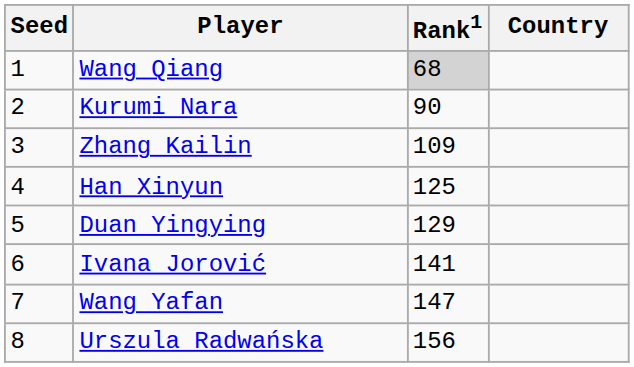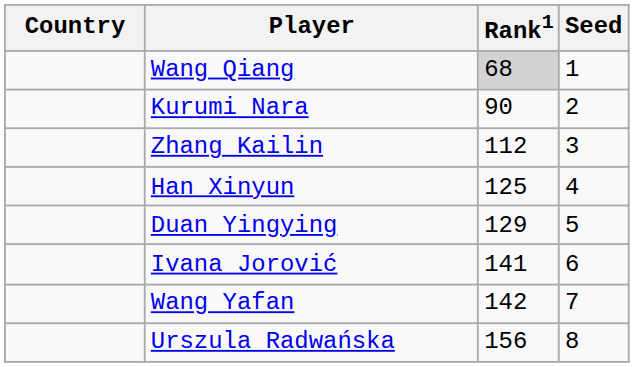columns swapped: (558, 27) <-> (39, 27)
(434, 147) 109 -> (506, 147) 112
(434, 303) 147 -> (506, 303) 142
